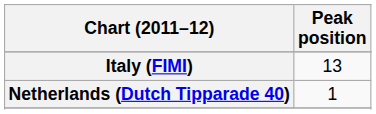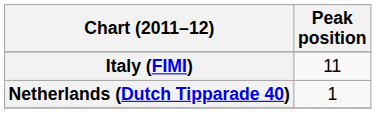(332, 66) 13 -> (332, 66) 11
